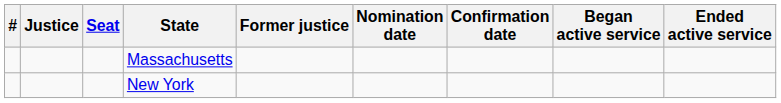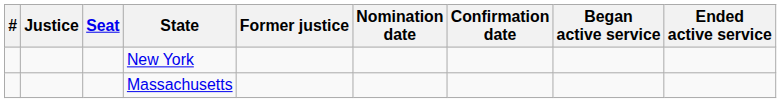rows swapped: (180, 60) <-> (160, 85)
